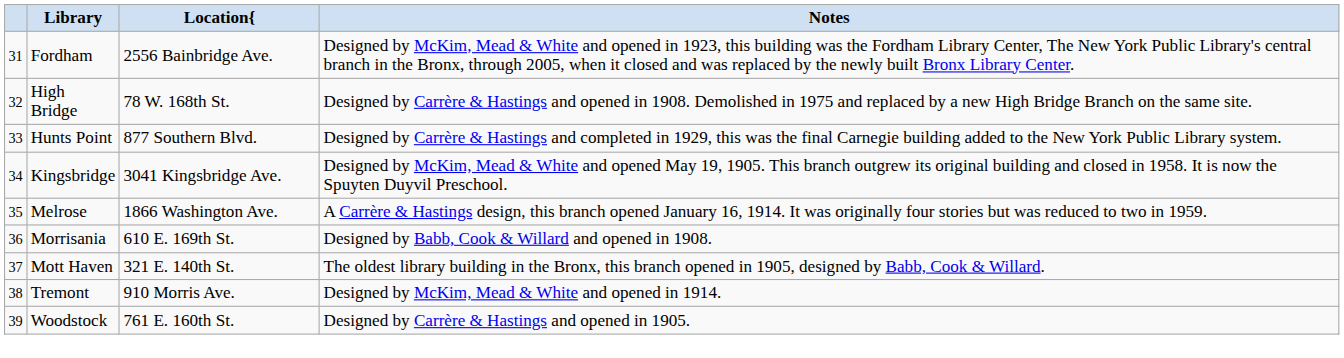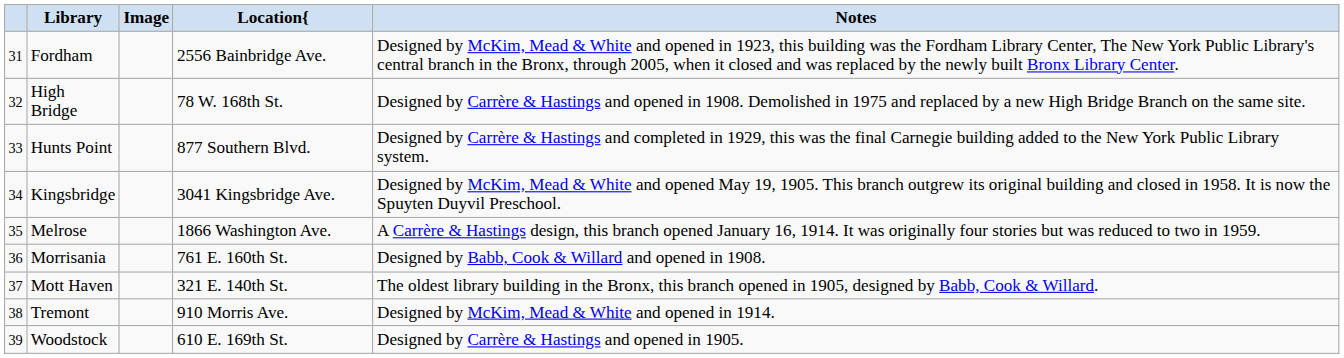+ column: (146, 18)
(179, 238) 610 E. 169th St. -> (232, 258) 761 E. 160th St.
(179, 320) 761 E. 160th St. -> (232, 339) 610 E. 169th St.
